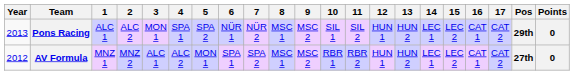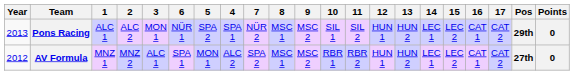columns swapped: (181, 11) <-> (231, 11)
